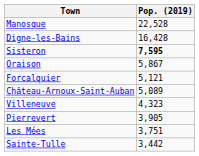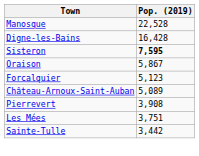(151, 78) 5,121 -> (151, 78) 5,123
- row: (31, 104)
(151, 118) 3,905 -> (151, 104) 3,908
